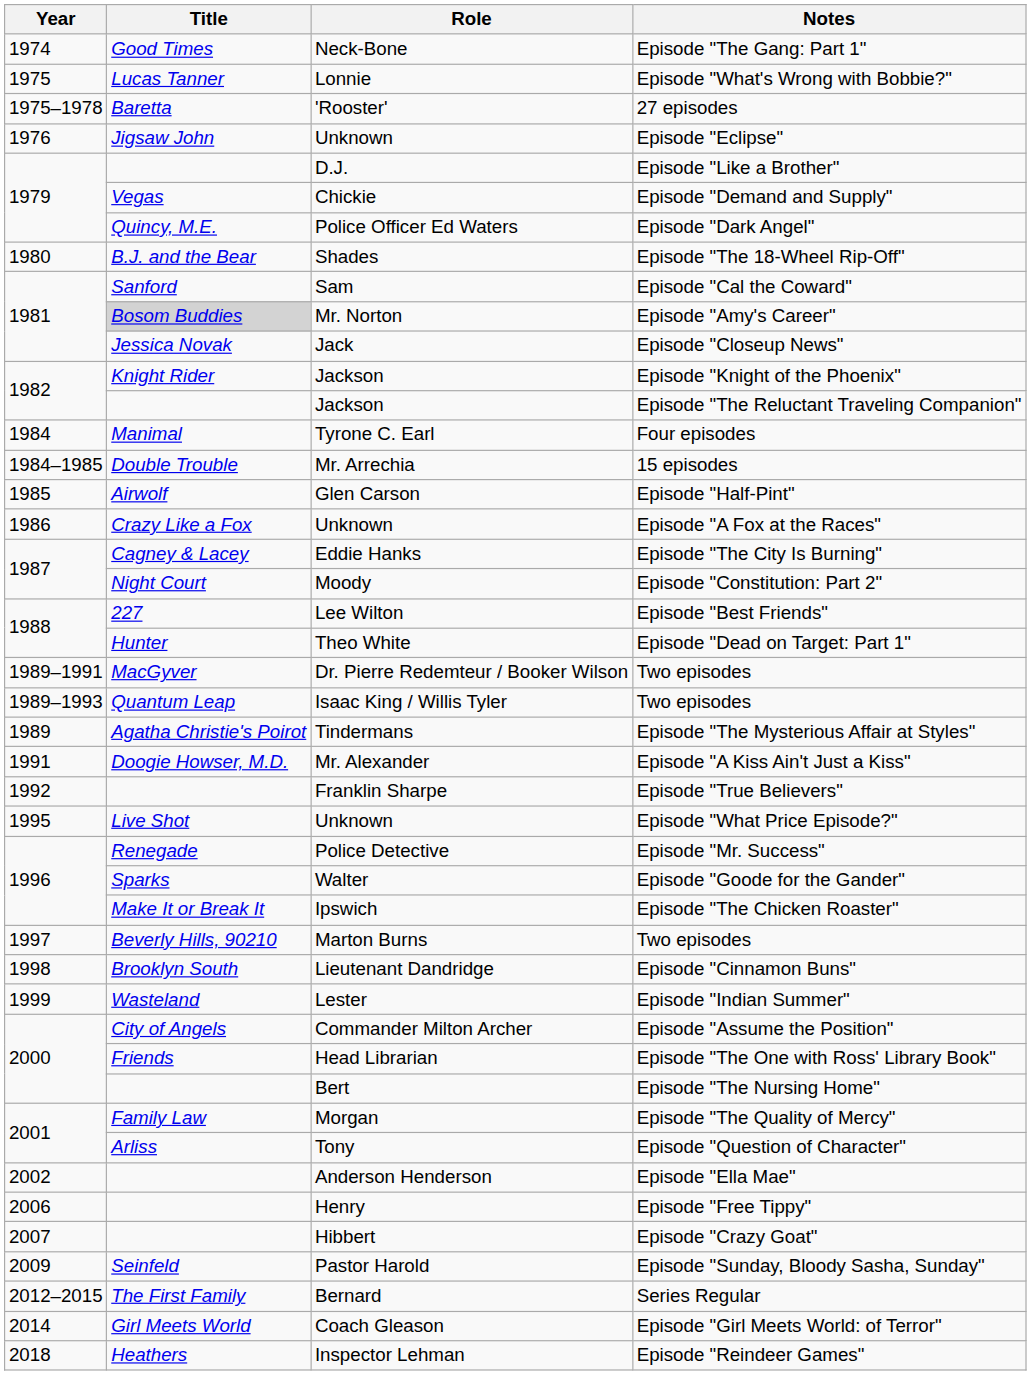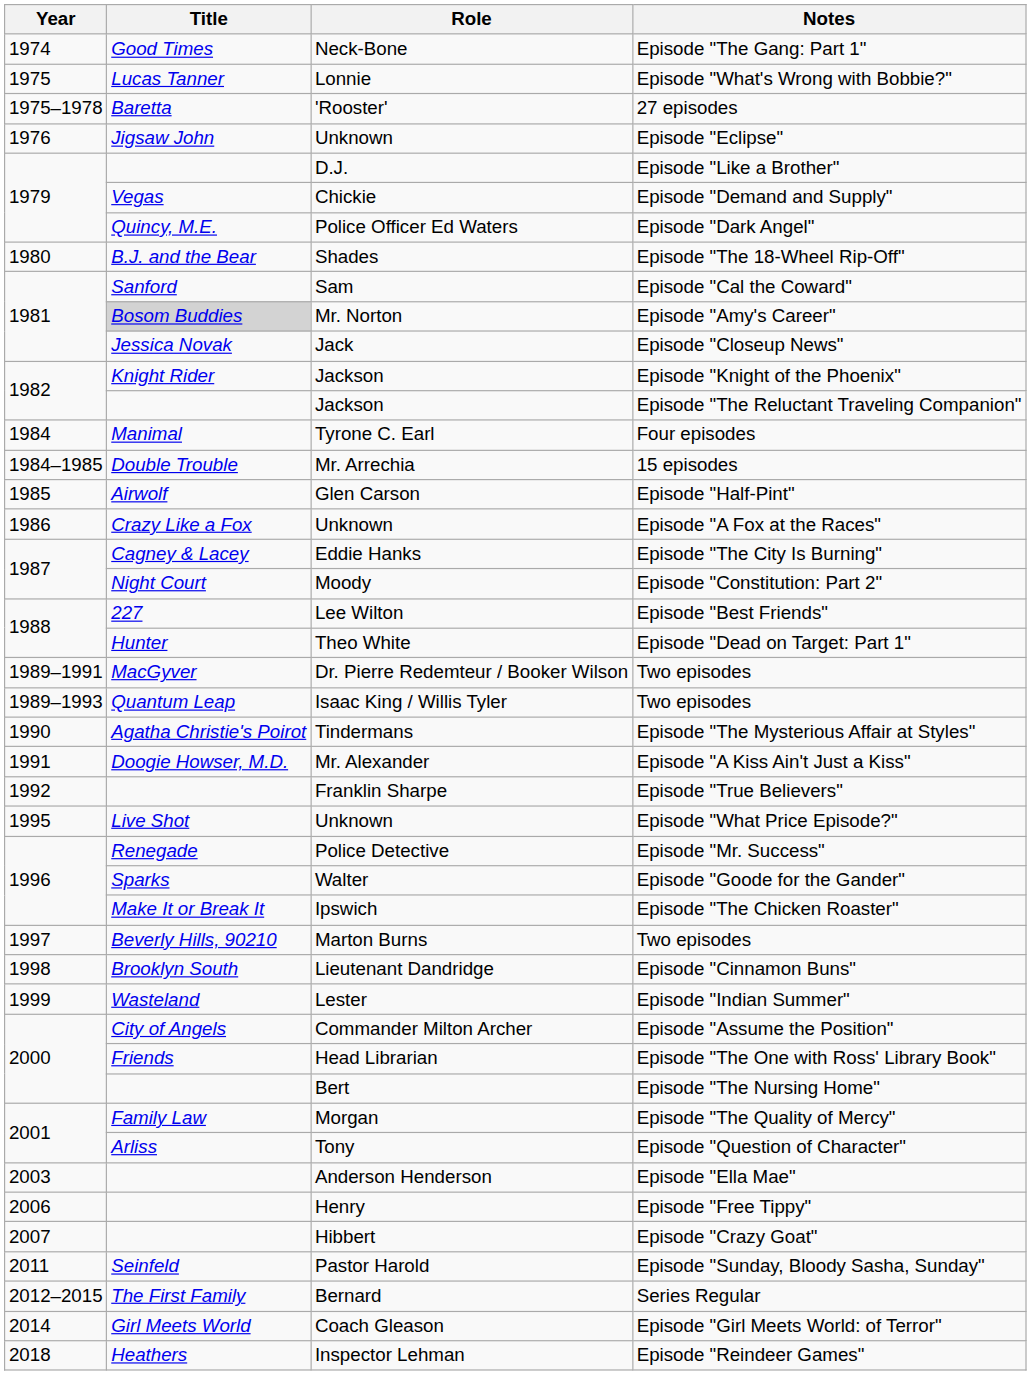(30, 731) 1989 -> (30, 731) 1990
(30, 1177) 2002 -> (30, 1177) 2003
(30, 1266) 2009 -> (29, 1266) 2011
